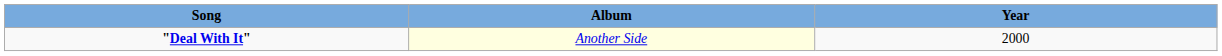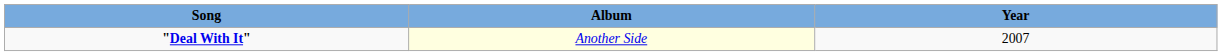(1016, 38) 2000 -> (1016, 38) 2007
